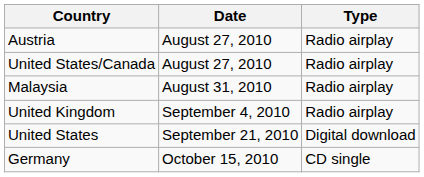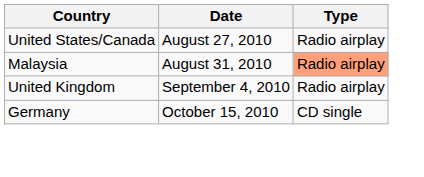- row: (31, 40)
(349, 87) no background -> (341, 64) lightsalmon background
- row: (53, 135)
